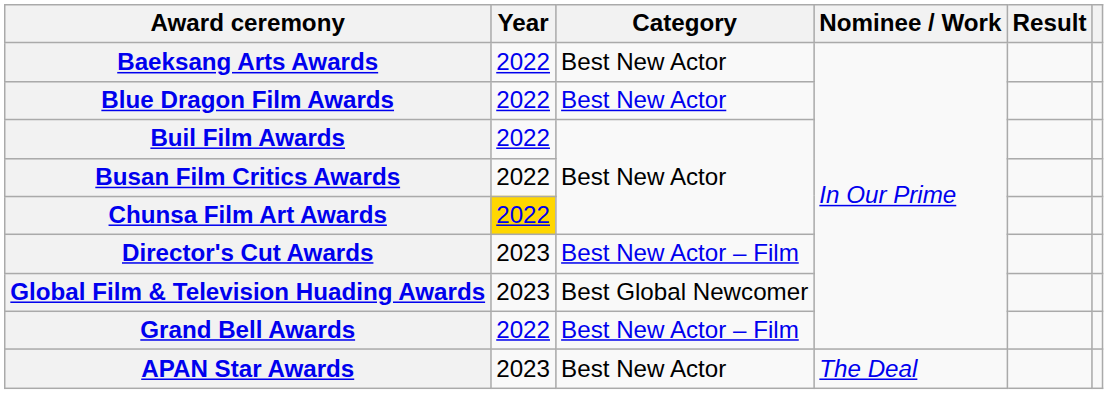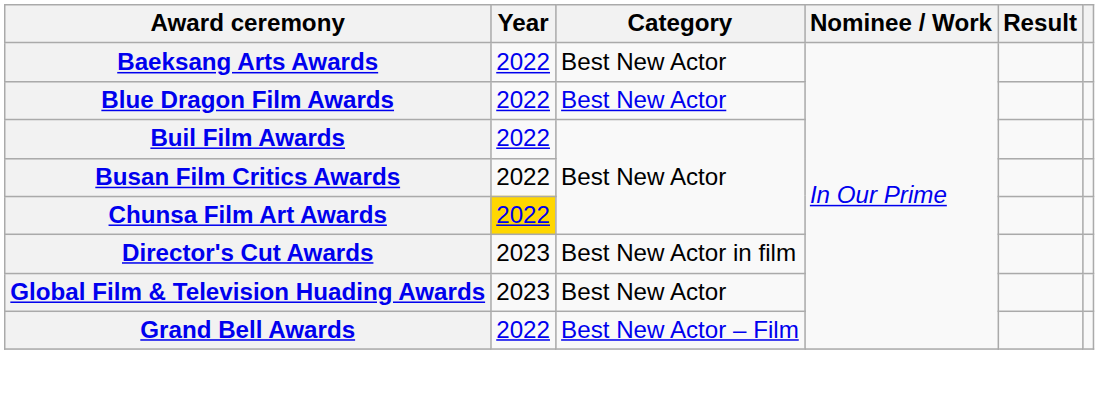(680, 253) Best New Actor – Film -> (679, 253) Best New Actor in film
(685, 291) Best Global Newcomer -> (644, 291) Best New Actor
- row: (248, 368)
